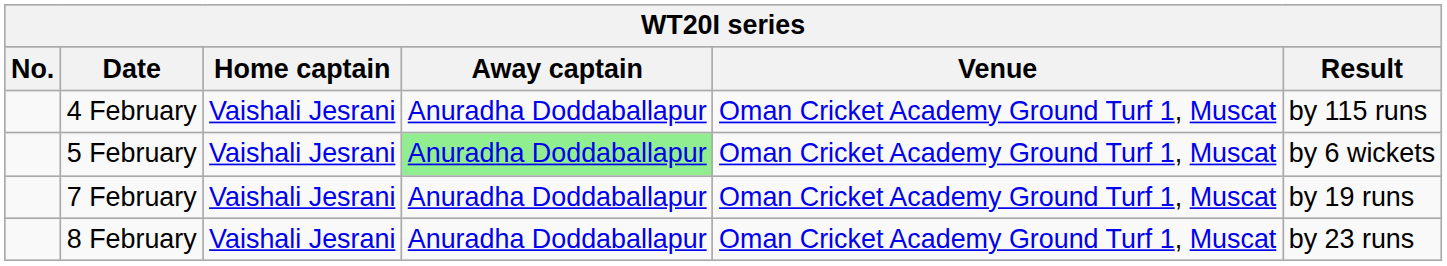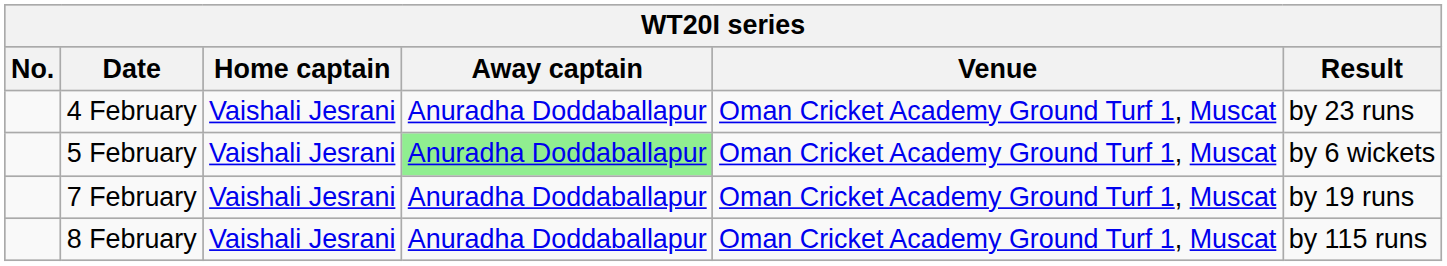(1358, 111) by 115 runs -> (1351, 111) by 23 runs
(1351, 238) by 23 runs -> (1358, 238) by 115 runs
